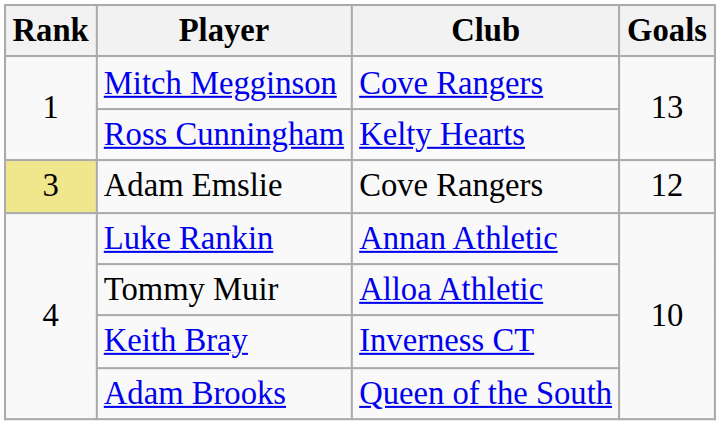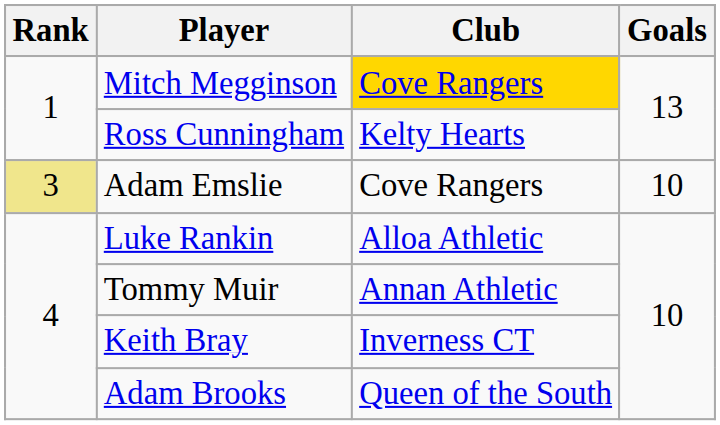(451, 82) no background -> (451, 82) gold background
(667, 185) 12 -> (667, 185) 10
(458, 237) Annan Athletic -> (451, 237) Alloa Athletic
(451, 289) Alloa Athletic -> (458, 289) Annan Athletic
